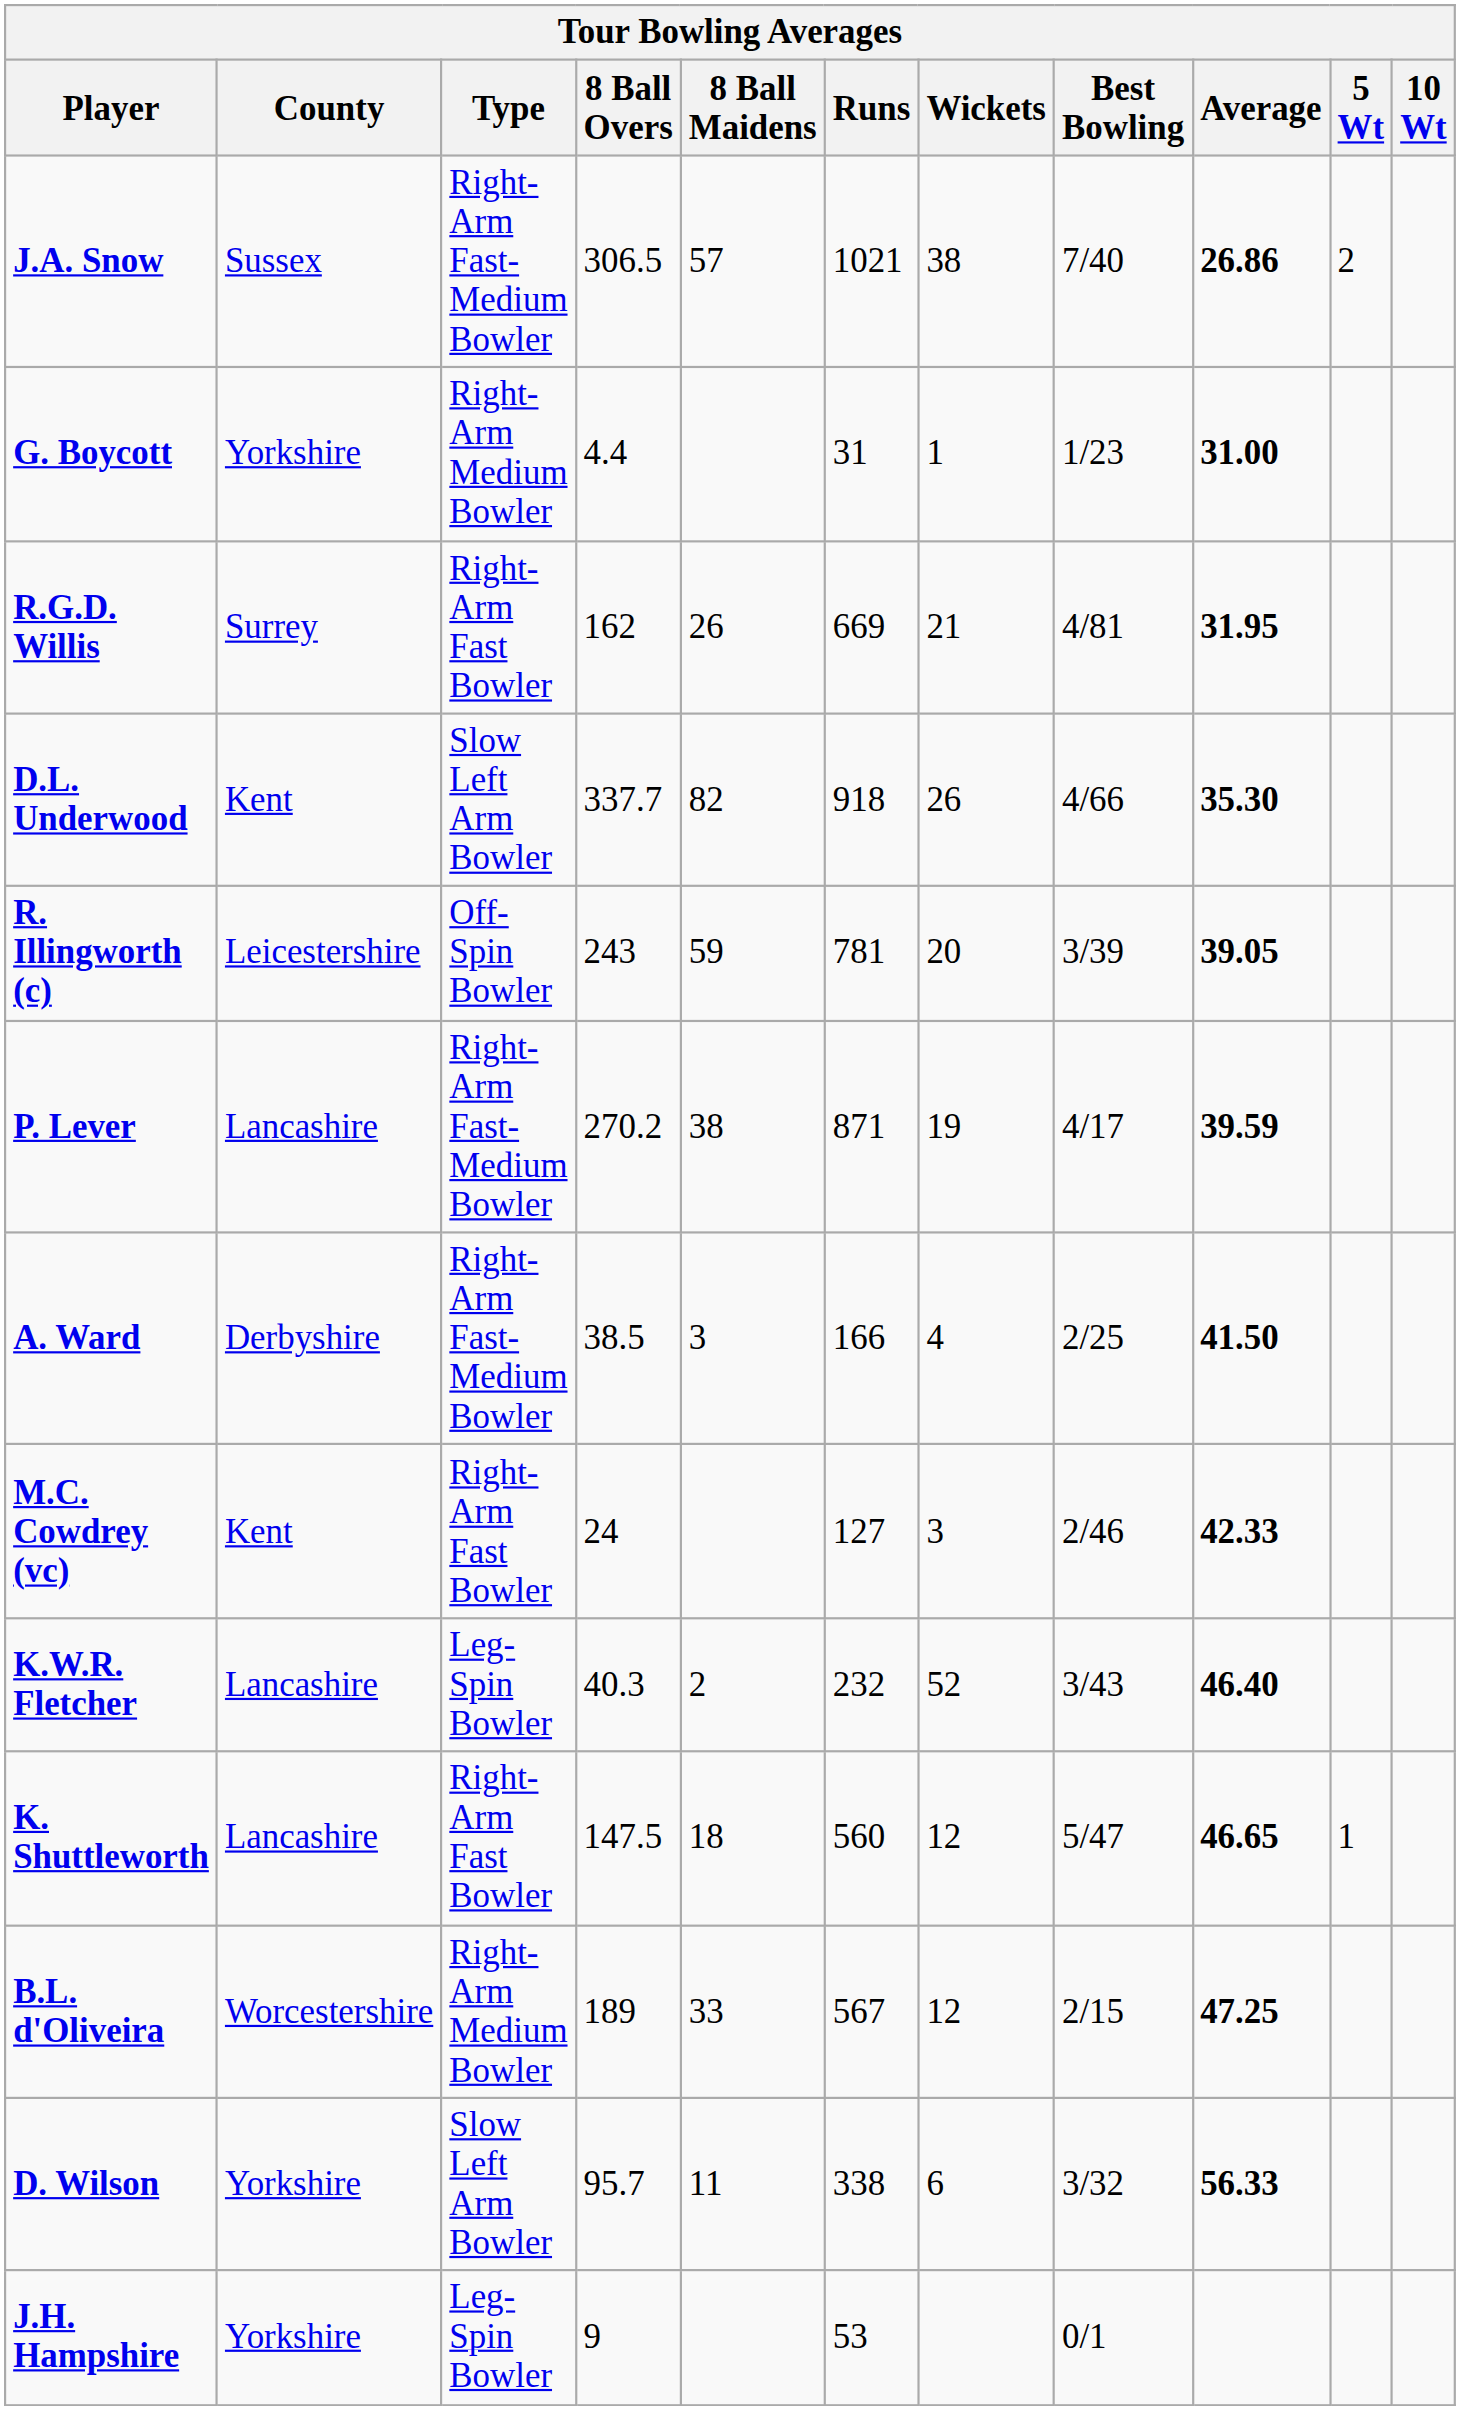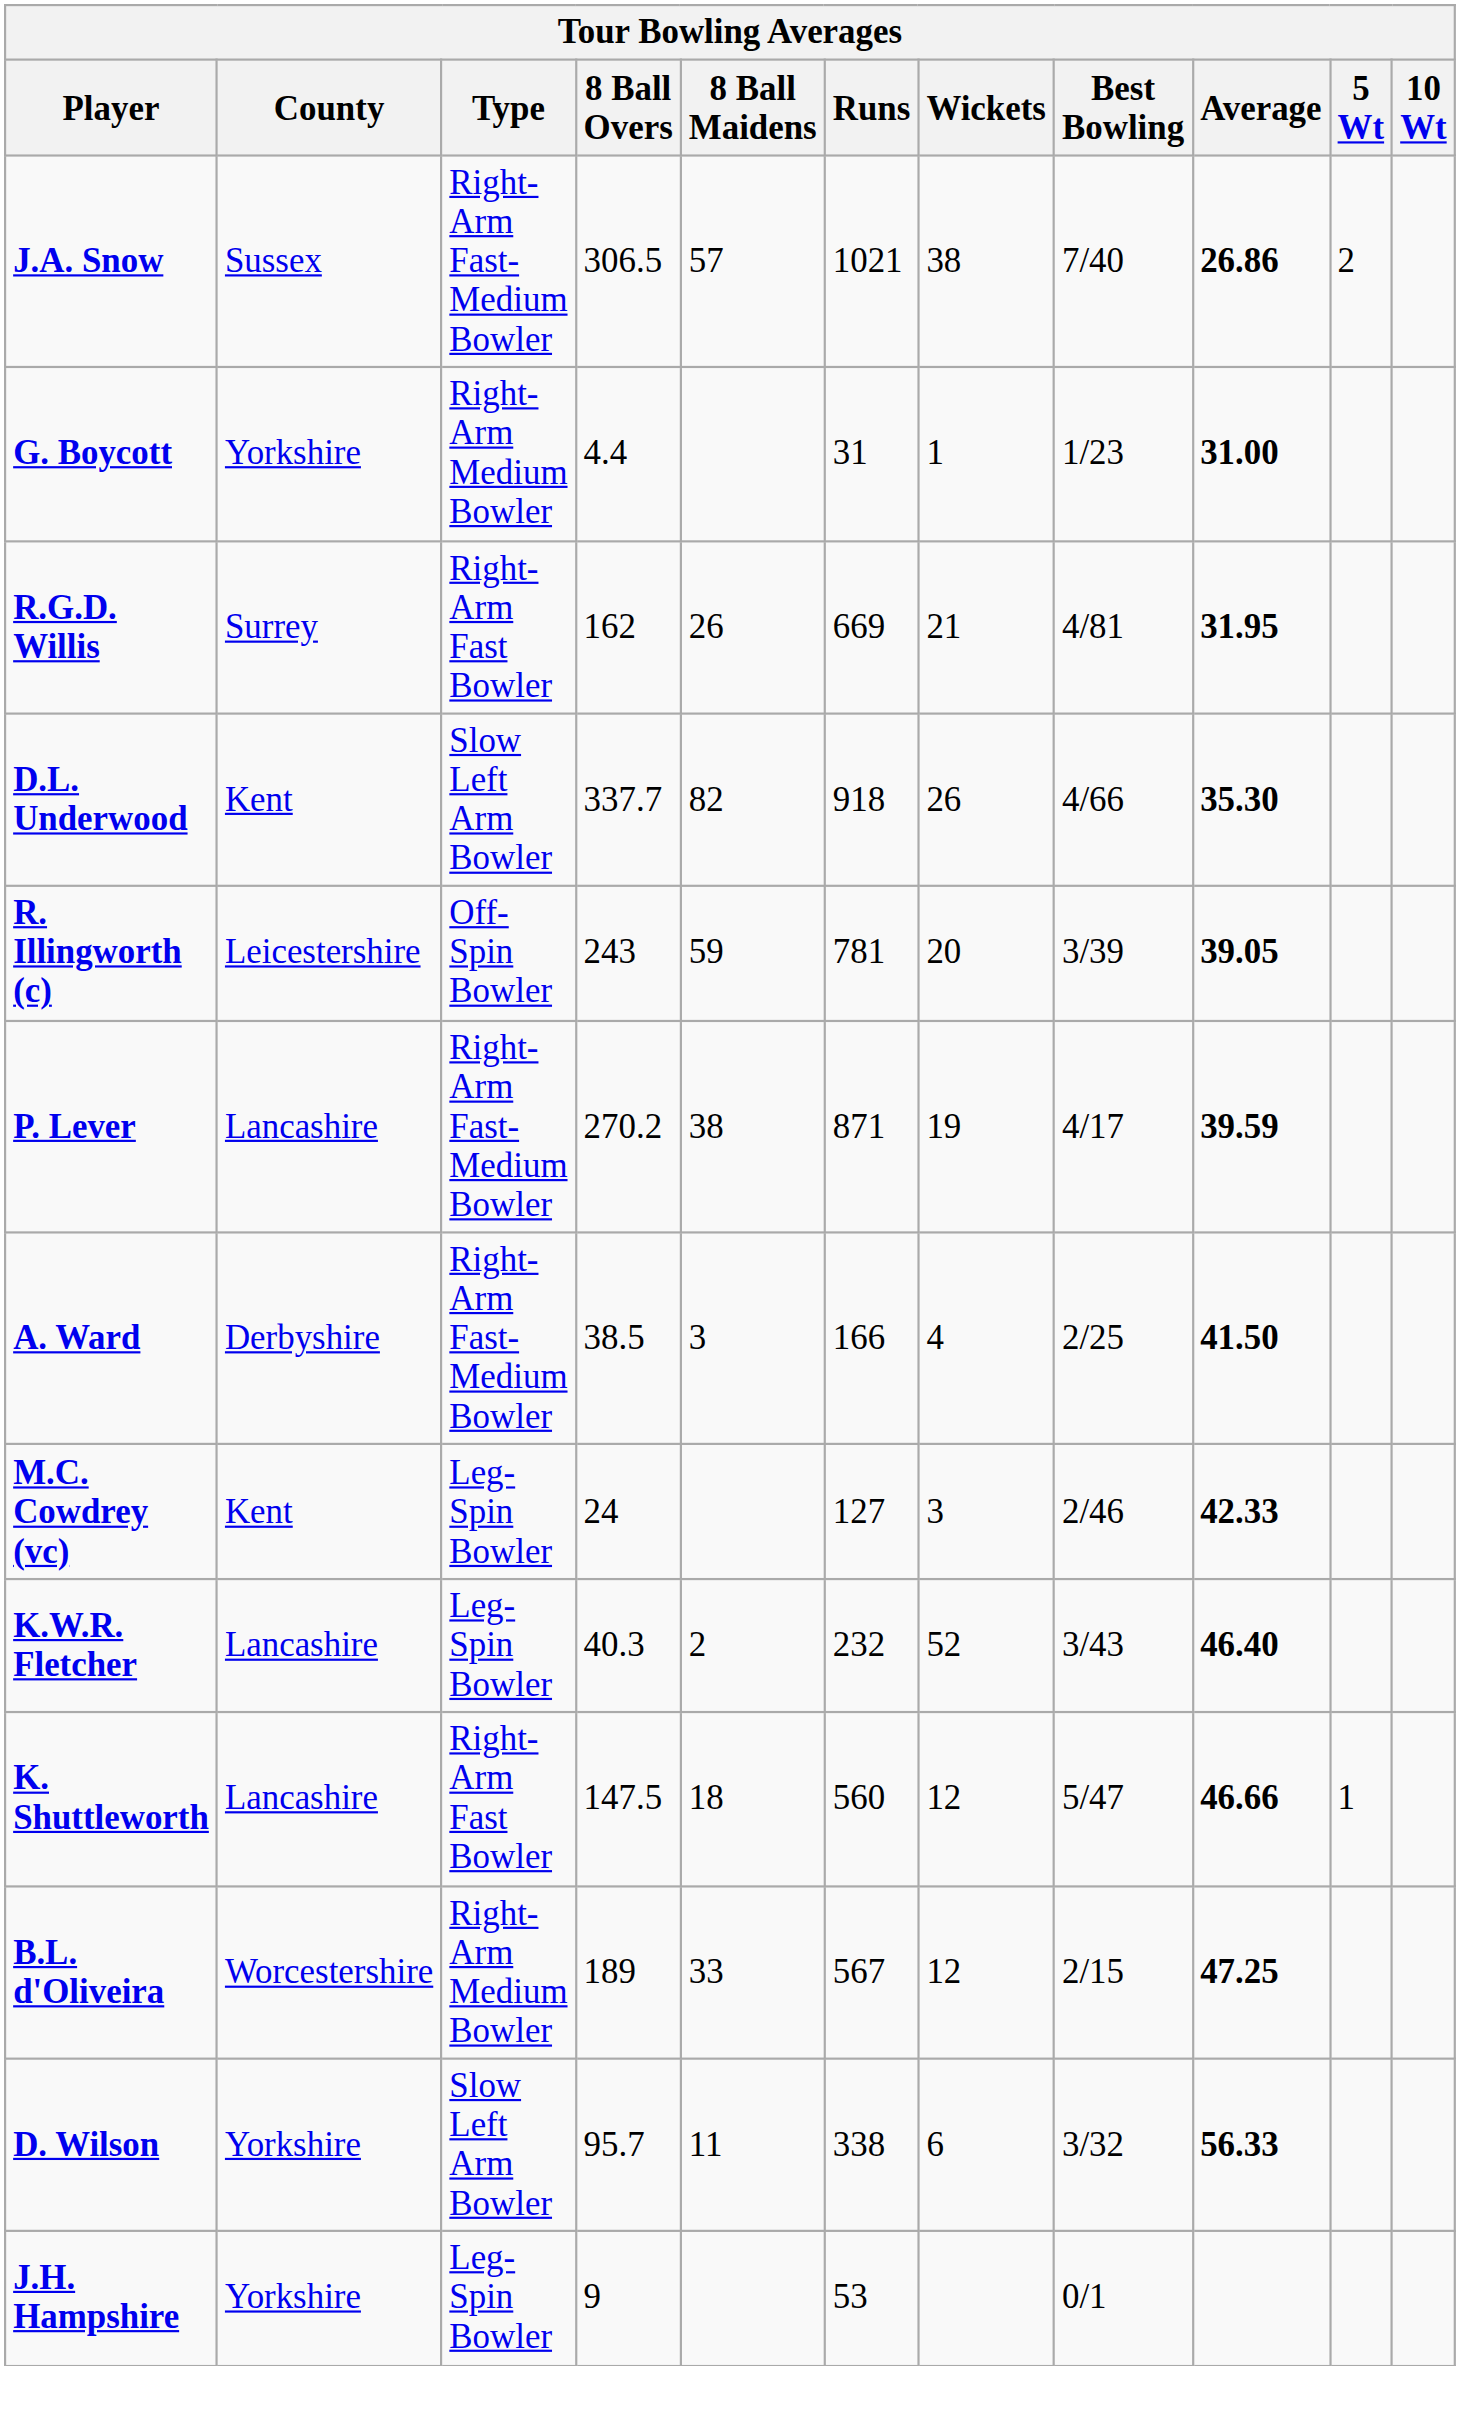(501, 1530) Right-Arm Fast Bowler -> (501, 1511) Leg-Spin Bowler
(1239, 1837) 46.65 -> (1239, 1798) 46.66
